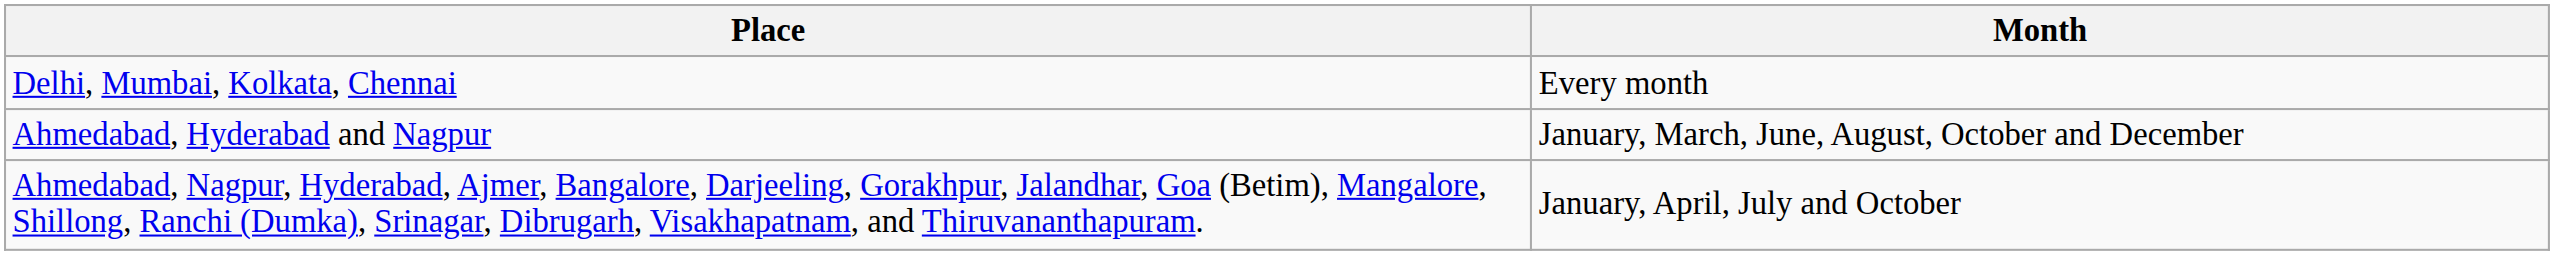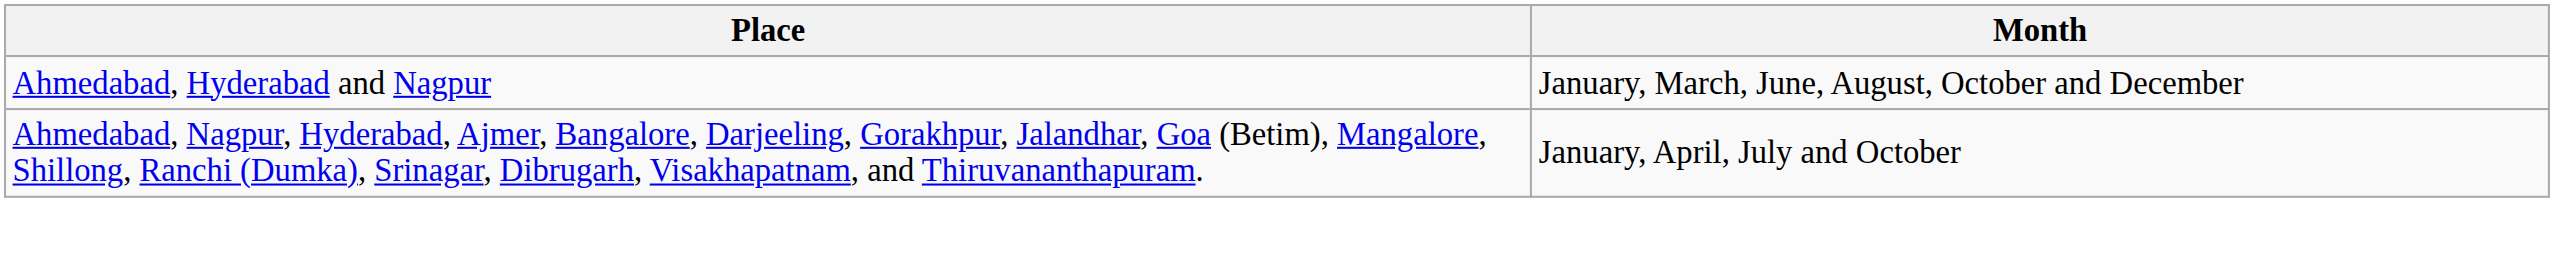- row: (235, 82)
